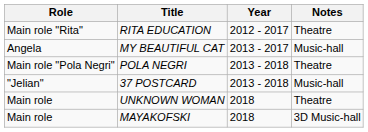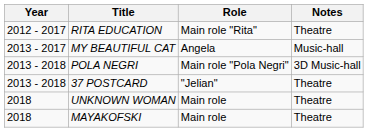columns swapped: (259, 13) <-> (61, 13)
(313, 65) Theatre -> (327, 65) 3D Music-hall
(319, 83) Music-hall -> (313, 83) Theatre
(327, 118) 3D Music-hall -> (313, 118) Theatre
